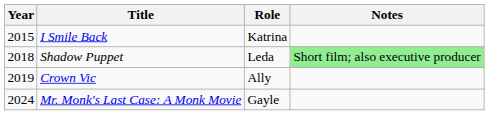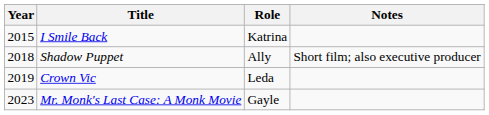(261, 57) Leda -> (259, 57) Ally
(387, 57) lightgreen background -> (387, 57) no background
(259, 78) Ally -> (261, 78) Leda
(21, 99) 2024 -> (21, 99) 2023
